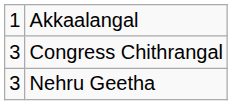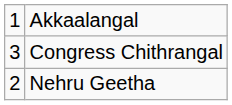(15, 83) 3 -> (15, 83) 2
